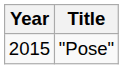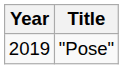(30, 48) 2015 -> (30, 48) 2019
